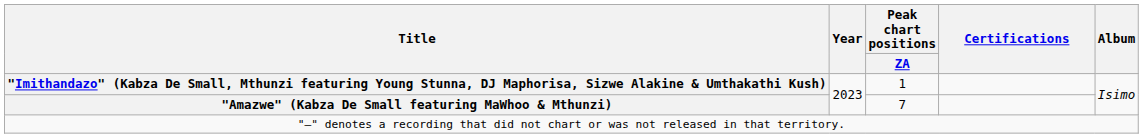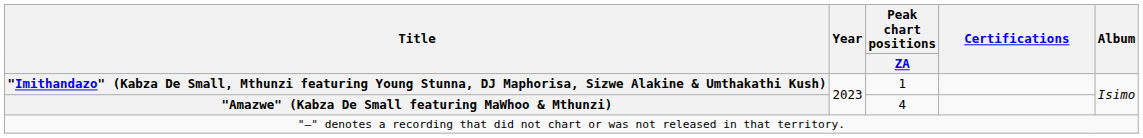(902, 104) 7 -> (902, 104) 4
